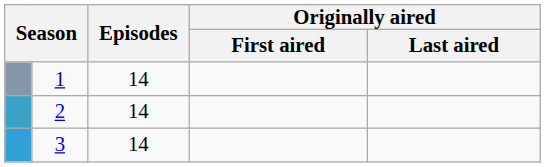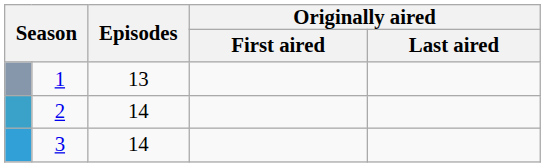(138, 78) 14 -> (138, 78) 13
